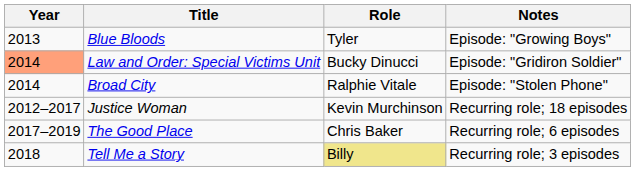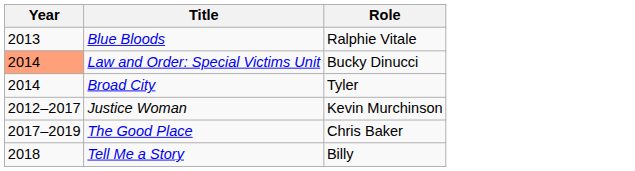- column: (538, 16)
(343, 39) Tyler -> (372, 39) Ralphie Vitale
(372, 85) Ralphie Vitale -> (343, 85) Tyler
(340, 154) khaki background -> (340, 154) no background
